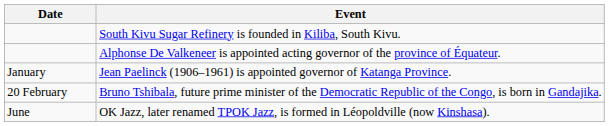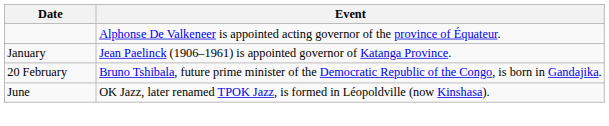- row: (250, 33)
